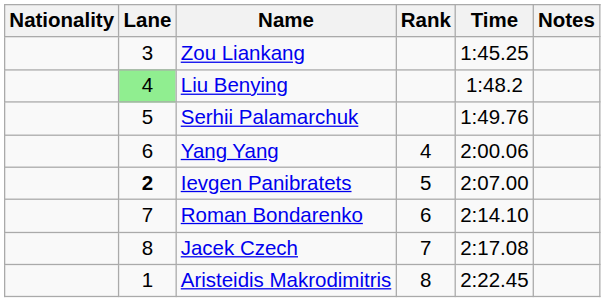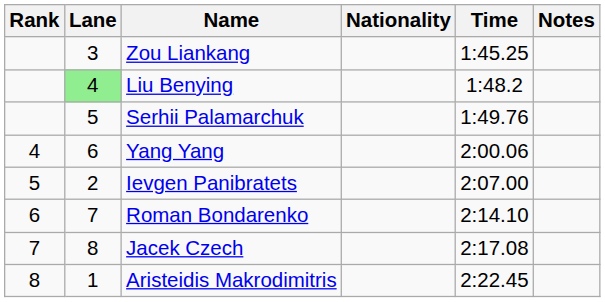columns swapped: (426, 20) <-> (62, 20)
(147, 183) bold -> (93, 183) normal
